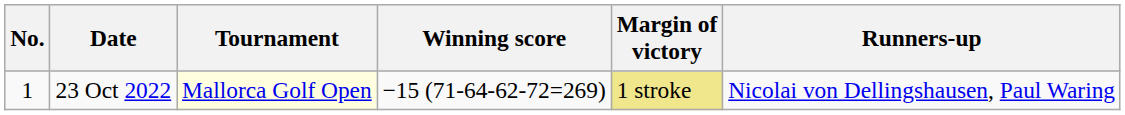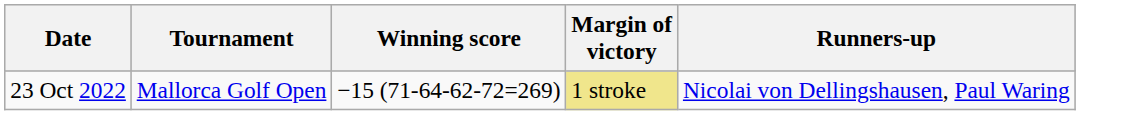- column: (27, 37)
(277, 90) lightyellow background -> (232, 90) no background
